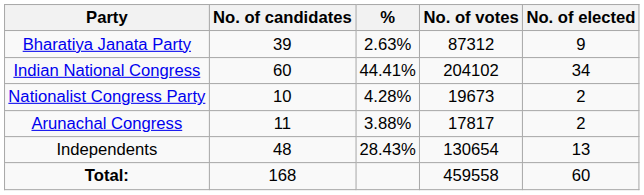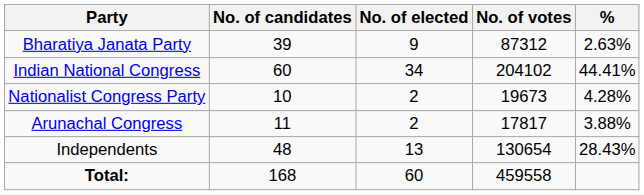columns swapped: (581, 17) <-> (388, 17)
